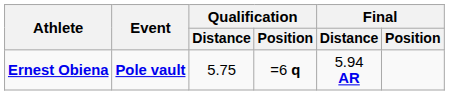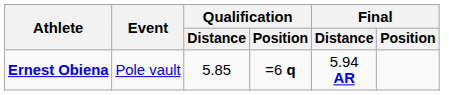(150, 70) bold -> (148, 70) normal
(222, 70) 5.75 -> (217, 70) 5.85
